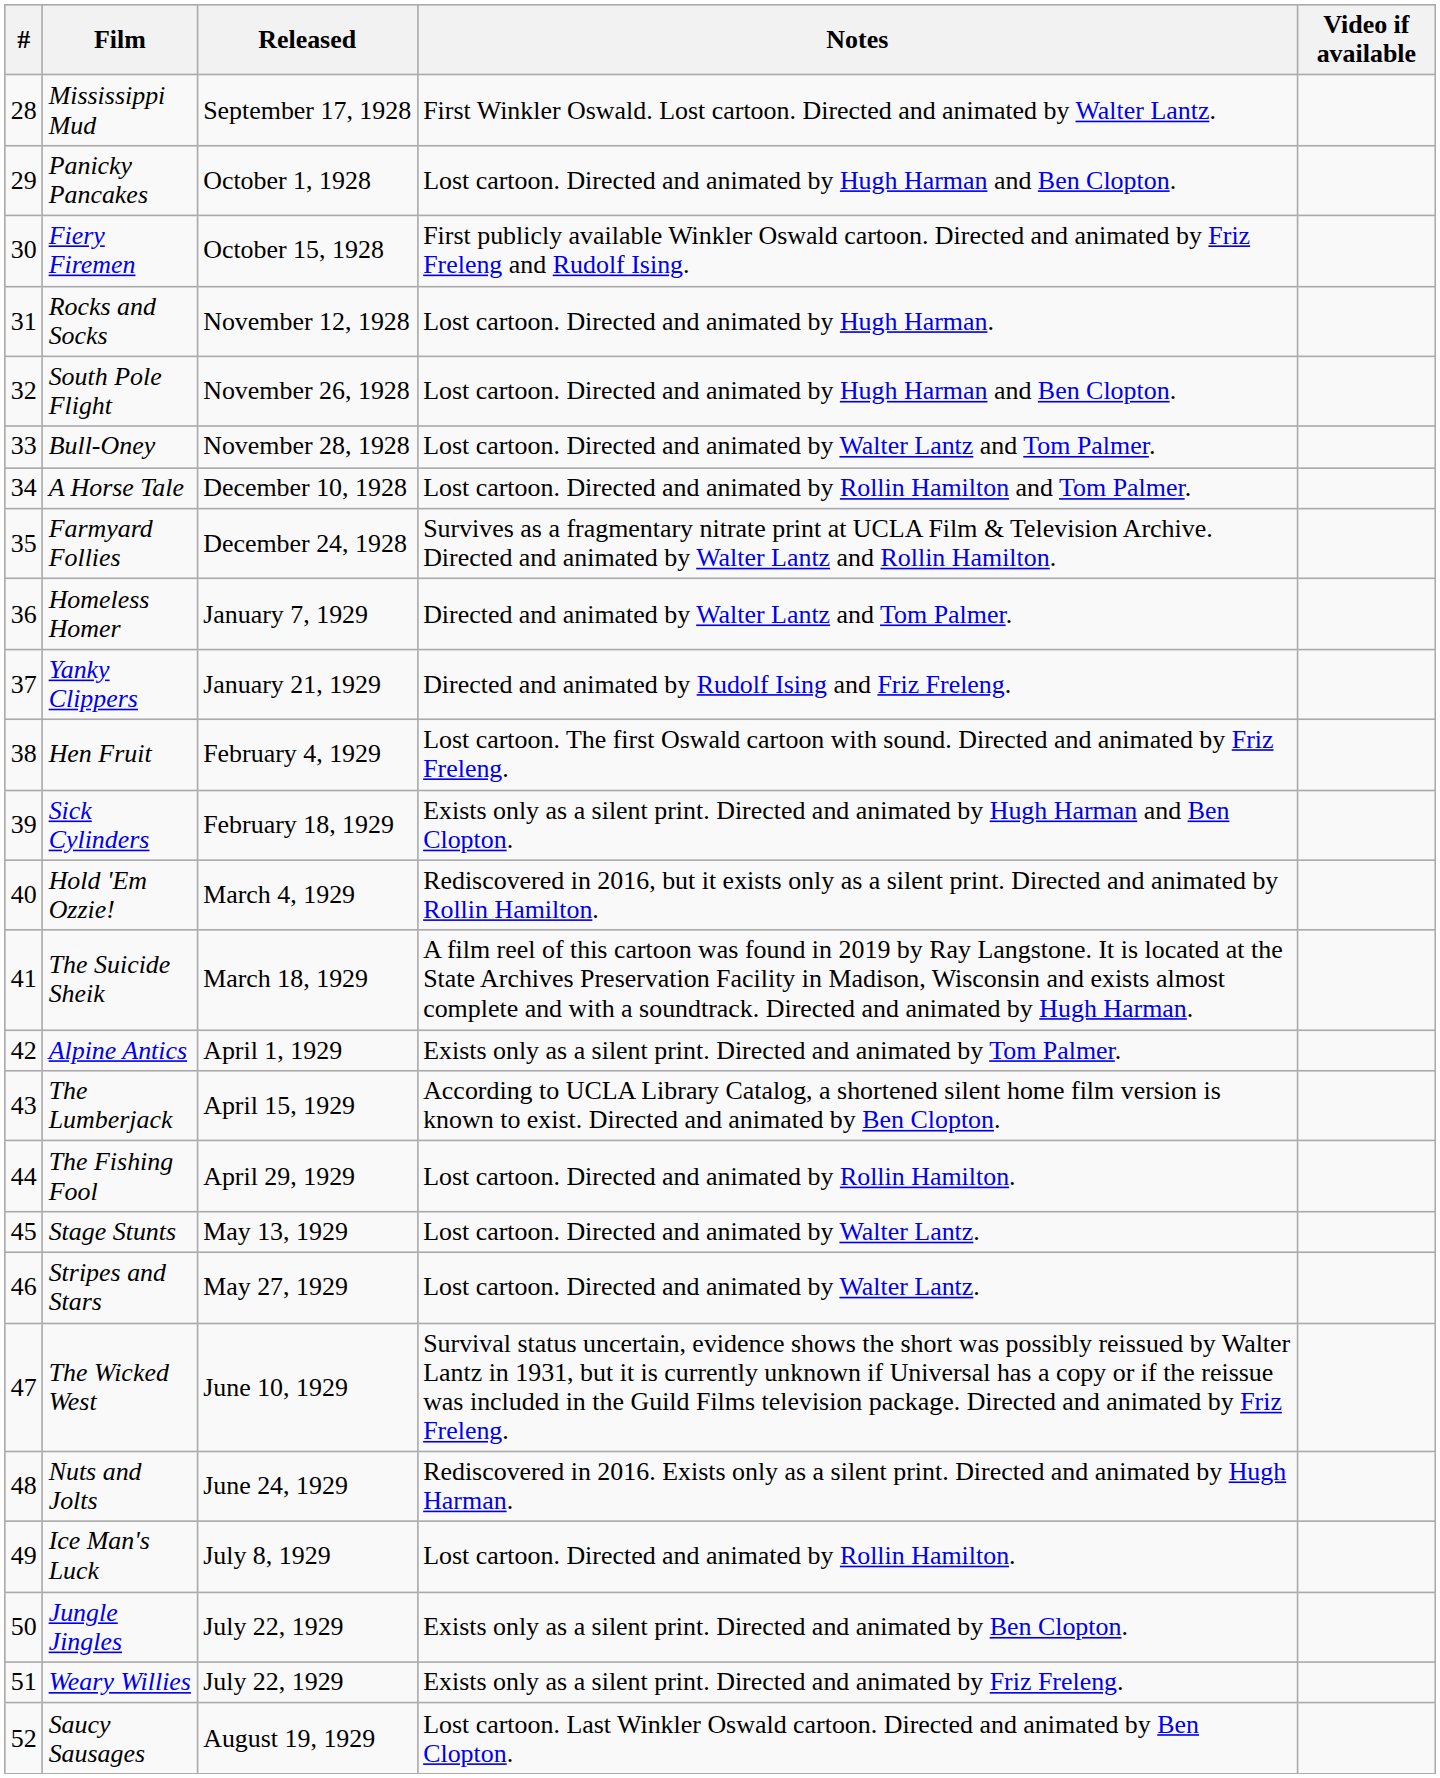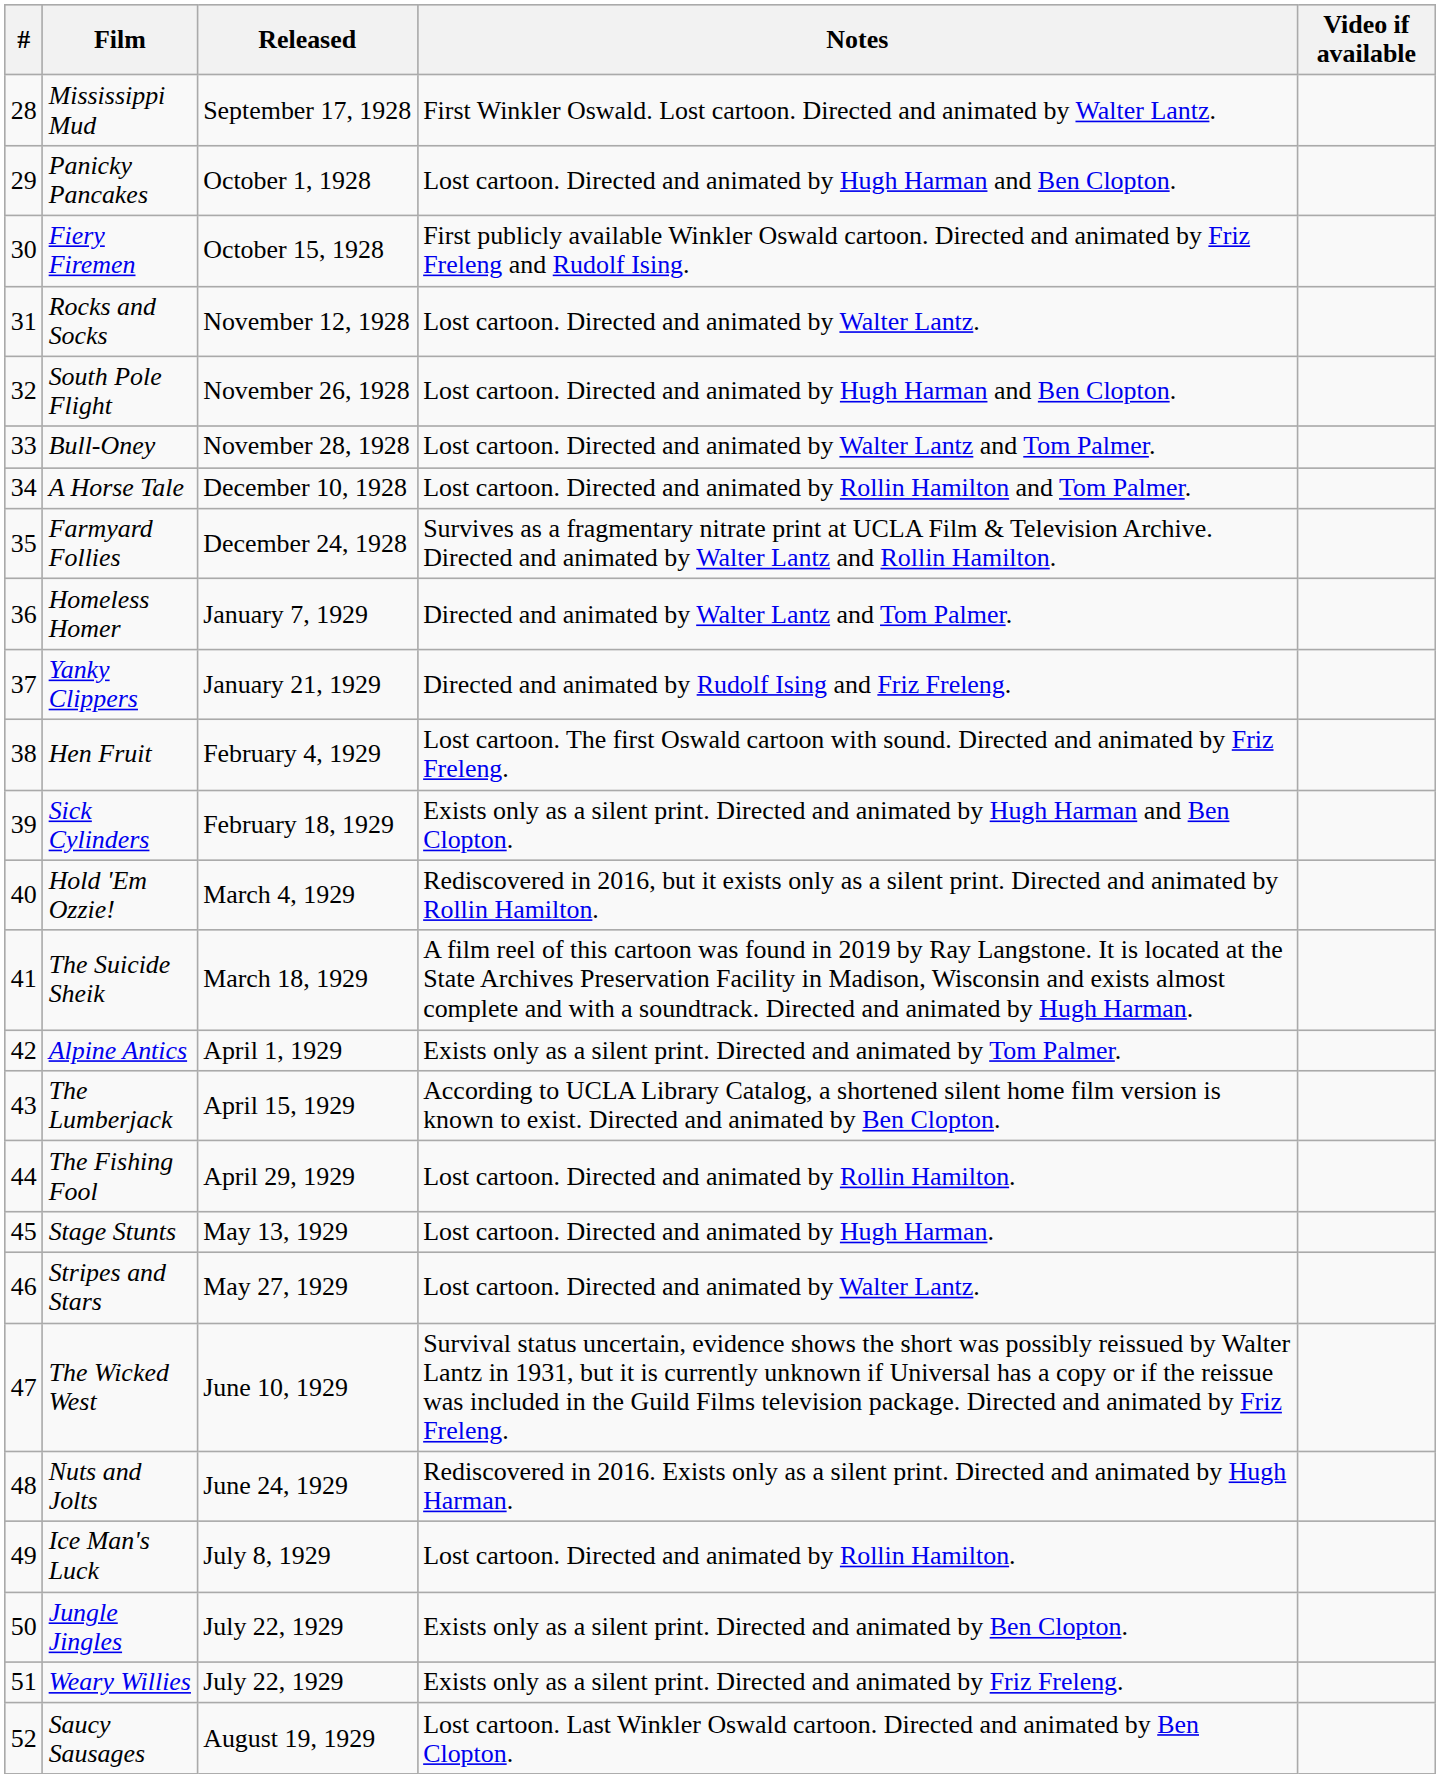(709, 320) Lost cartoon. Directed and animated by Hugh Harman. -> (701, 320) Lost cartoon. Directed and animated by Walter Lantz.
(701, 1231) Lost cartoon. Directed and animated by Walter Lantz. -> (709, 1231) Lost cartoon. Directed and animated by Hugh Harman.
